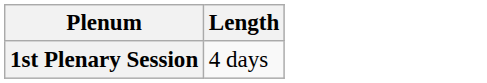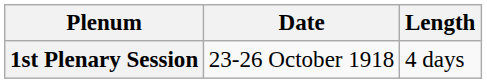+ column: (302, 22)
